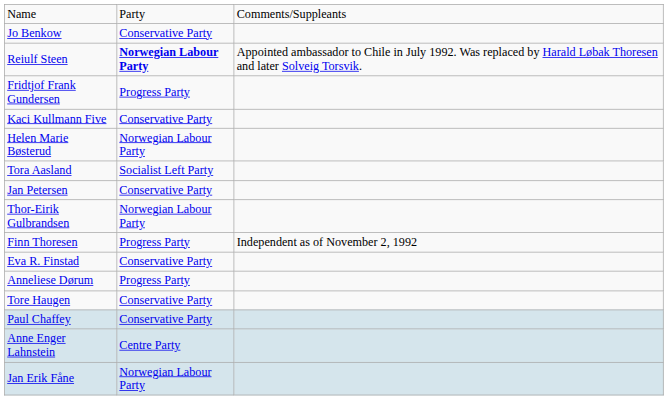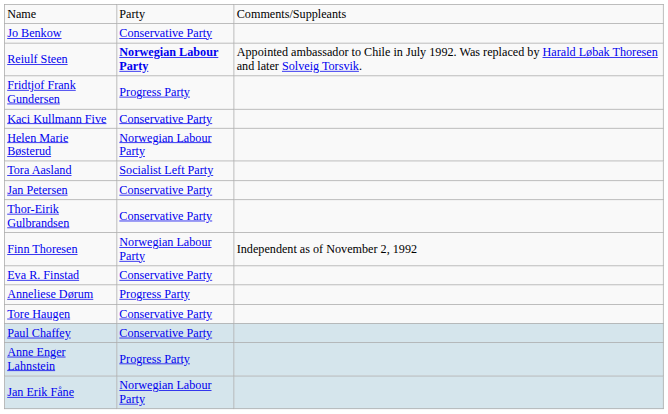(165, 216) Norwegian Labour Party -> (166, 216) Conservative Party
(155, 242) Progress Party -> (165, 249) Norwegian Labour Party
(150, 345) Centre Party -> (155, 359) Progress Party
